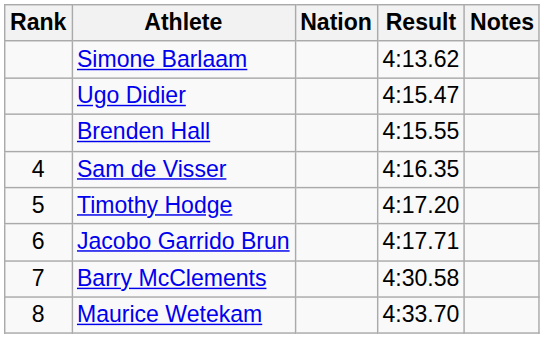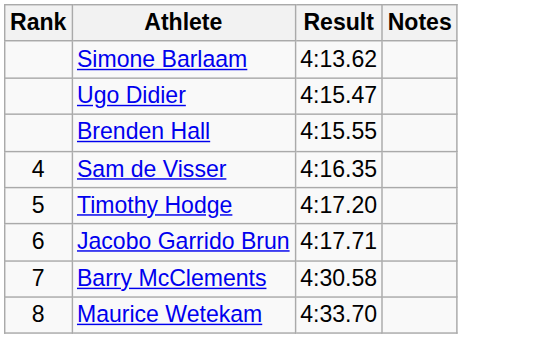- column: (336, 22)
